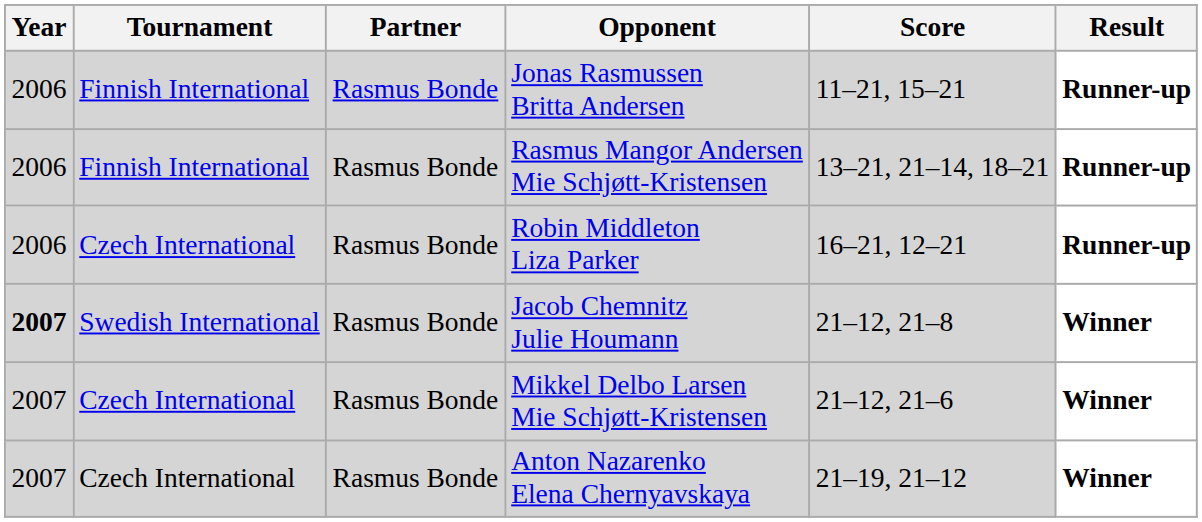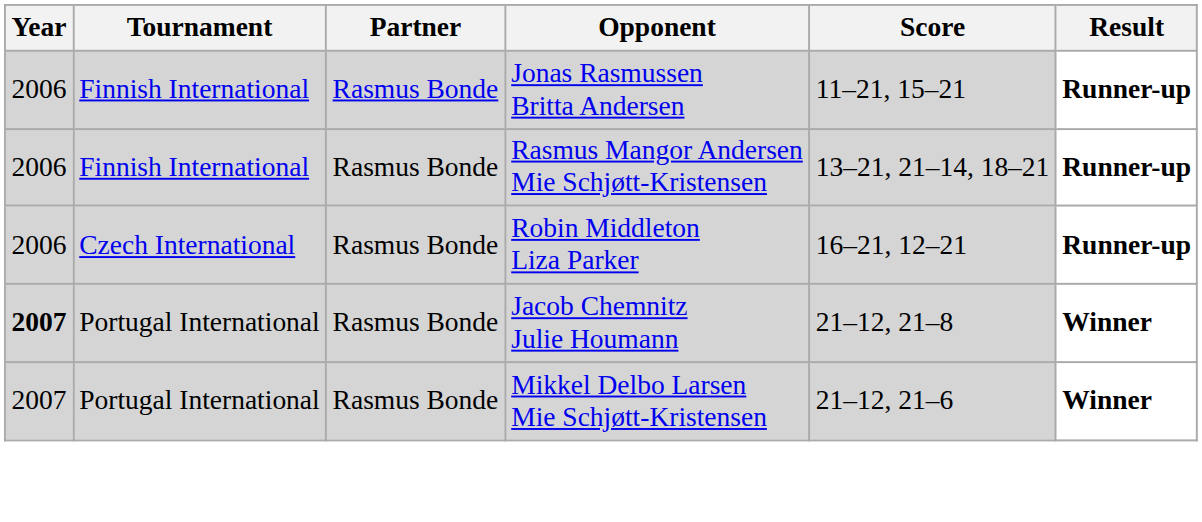(199, 322) Swedish International -> (199, 322) Portugal International
(187, 400) Czech International -> (199, 400) Portugal International
- row: (631, 478)
